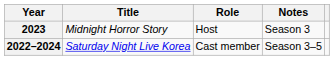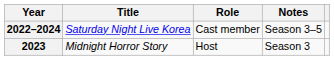rows swapped: (34, 47) <-> (34, 30)
